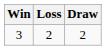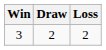columns swapped: (83, 14) <-> (49, 14)
